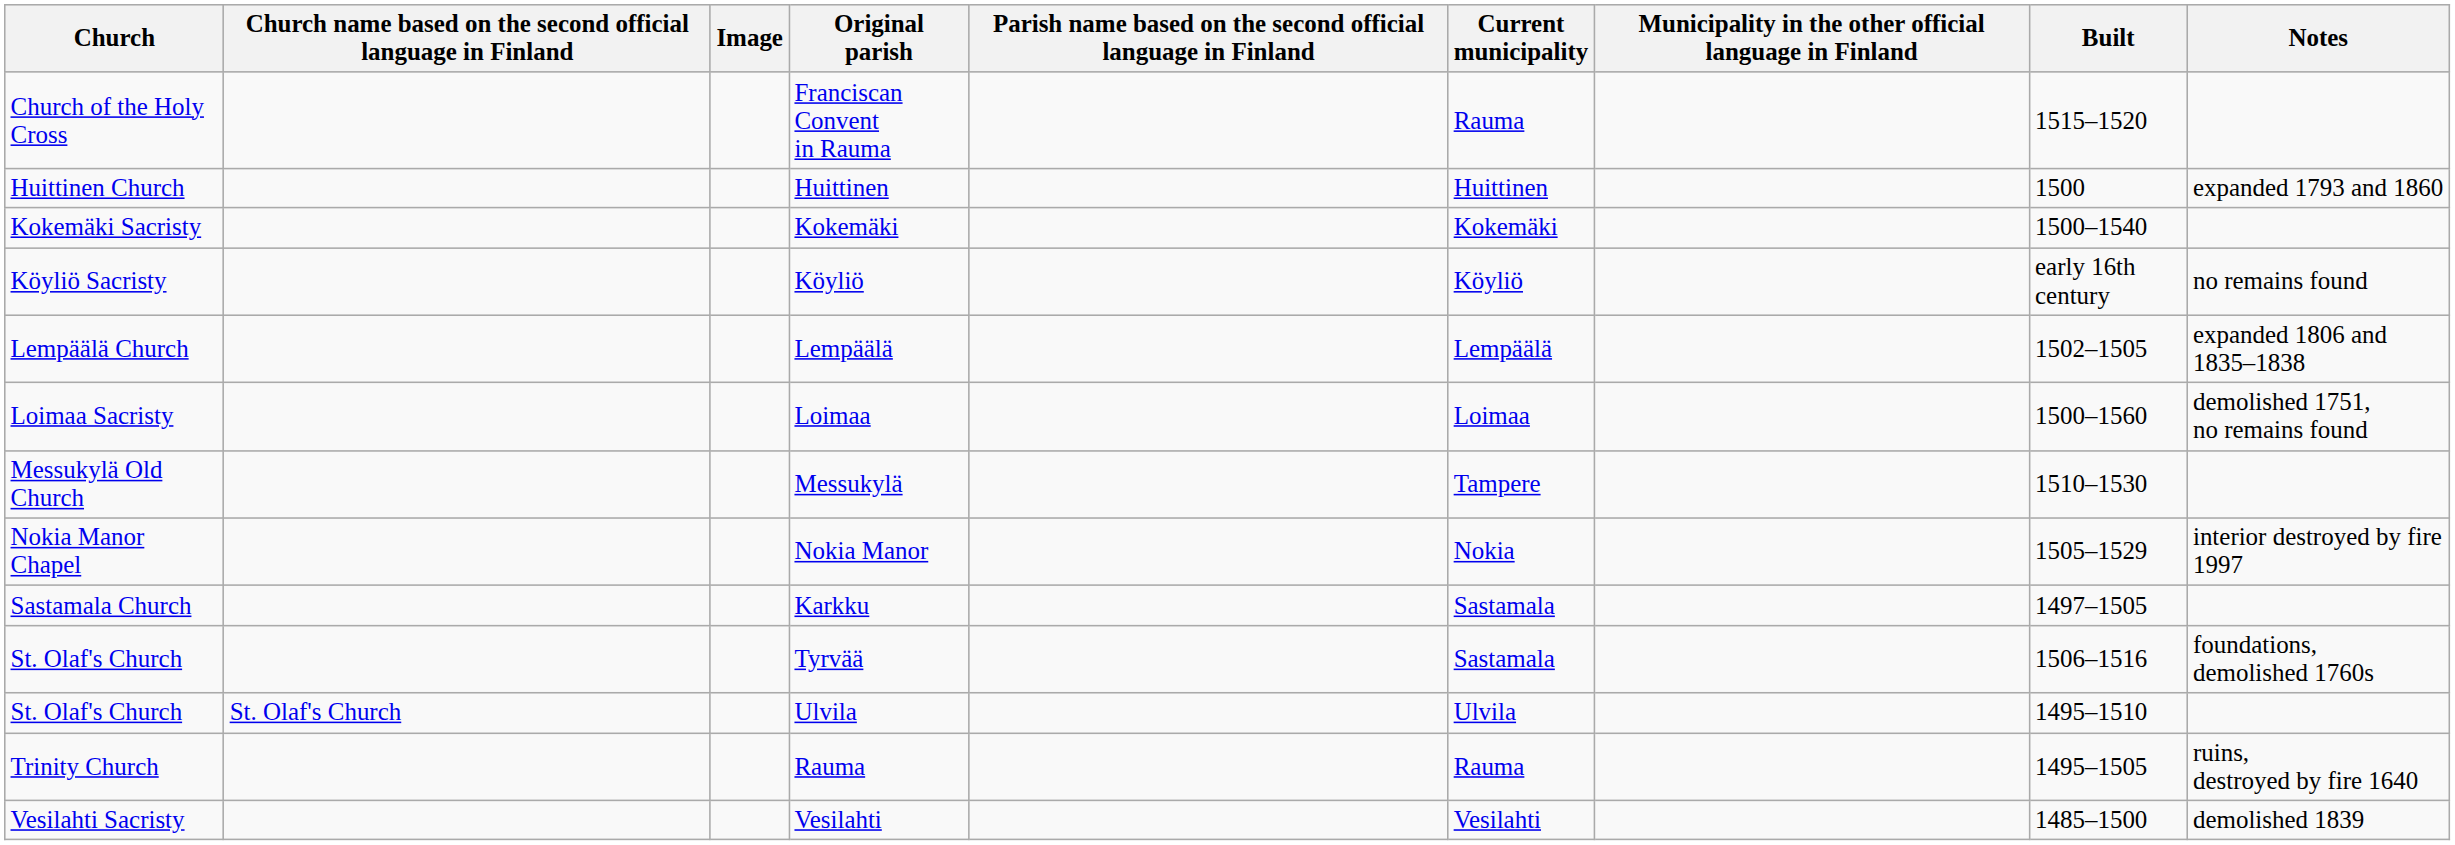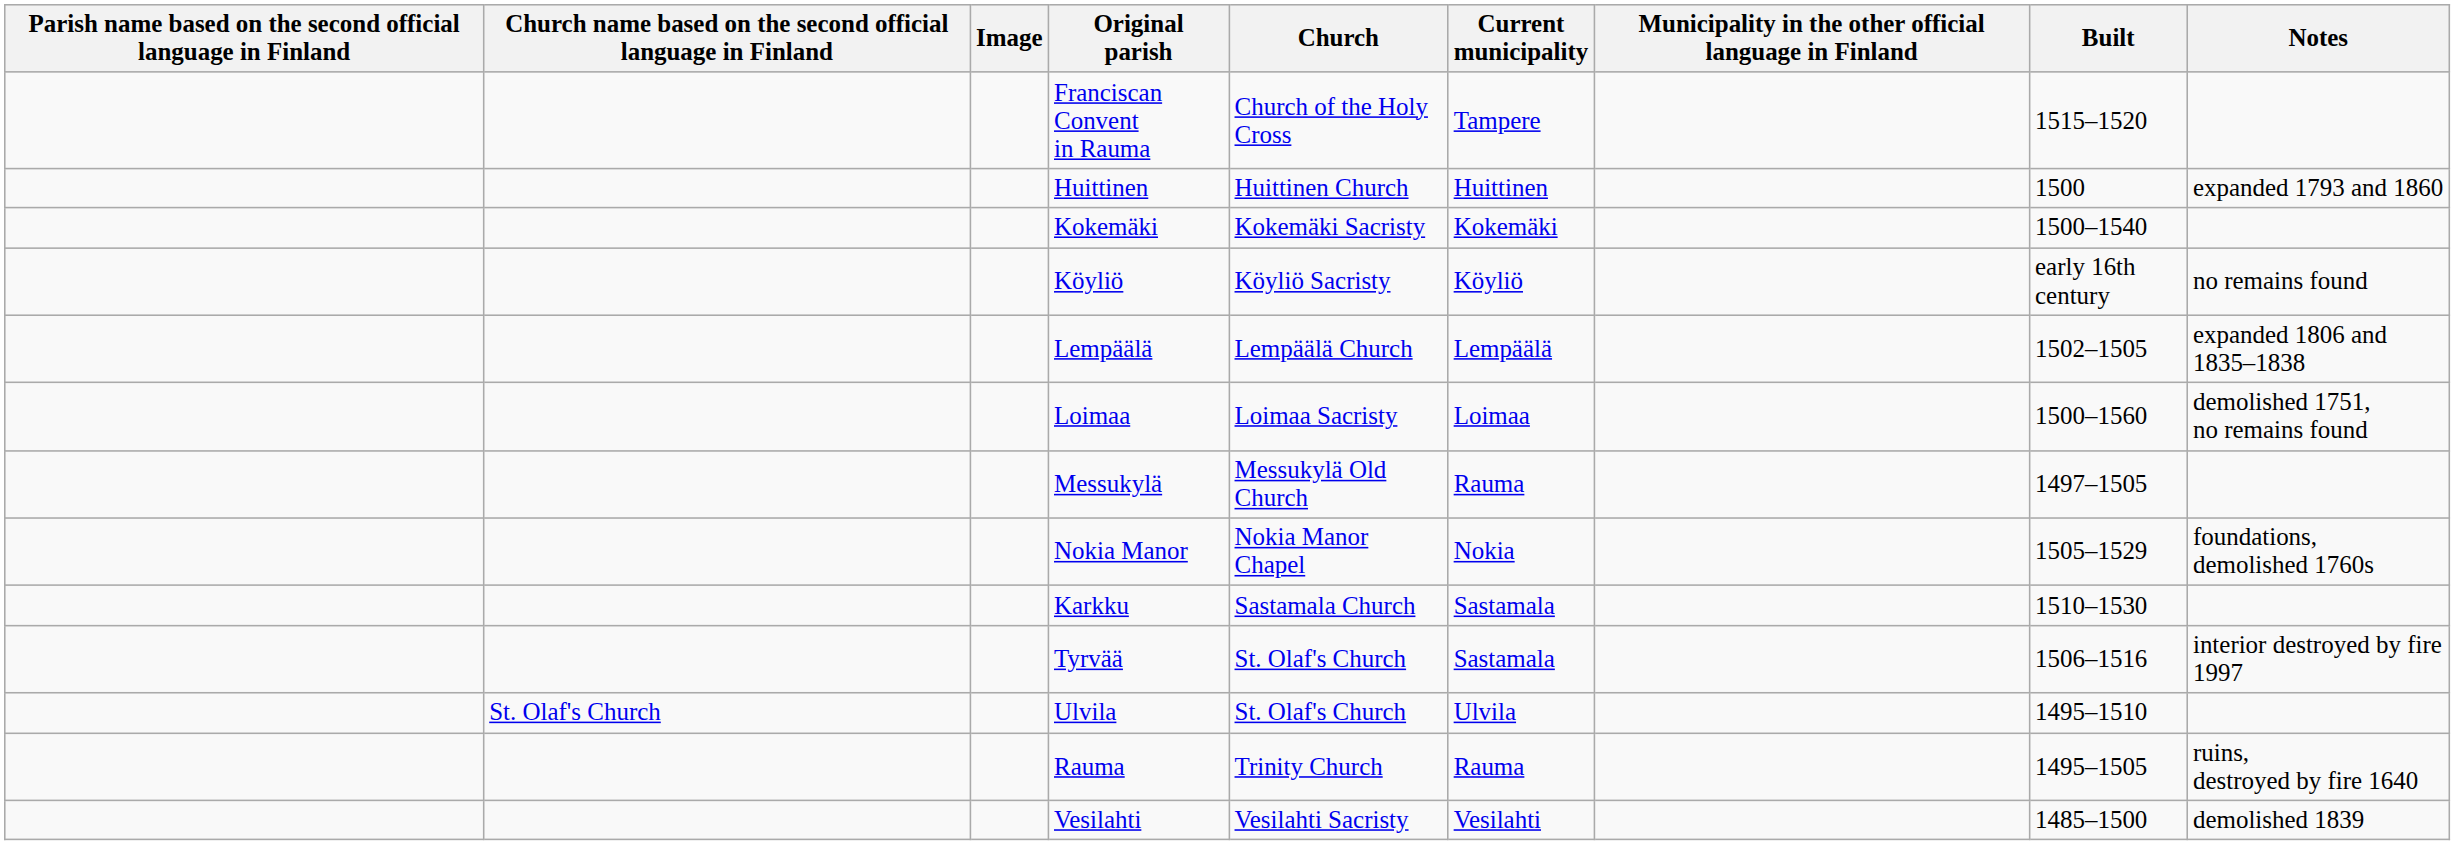columns swapped: (114, 38) <-> (1209, 38)
(1489, 120) Rauma -> (1497, 120) Tampere
(1497, 483) Tampere -> (1489, 483) Rauma
(2091, 483) 1510–1530 -> (2091, 483) 1497–1505
(2317, 551) interior destroyed by fire 1997 -> (2283, 551) foundations, demolished 1760s
(2091, 605) 1497–1505 -> (2091, 605) 1510–1530
(2283, 658) foundations, demolished 1760s -> (2317, 658) interior destroyed by fire 1997
